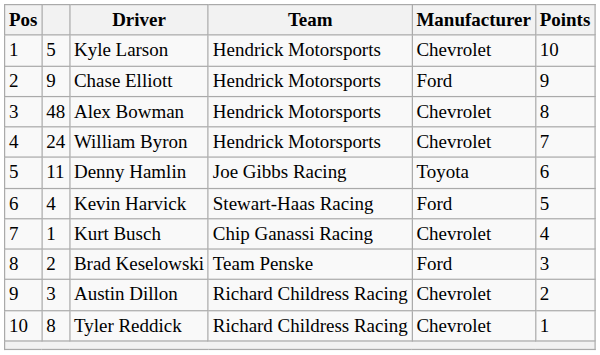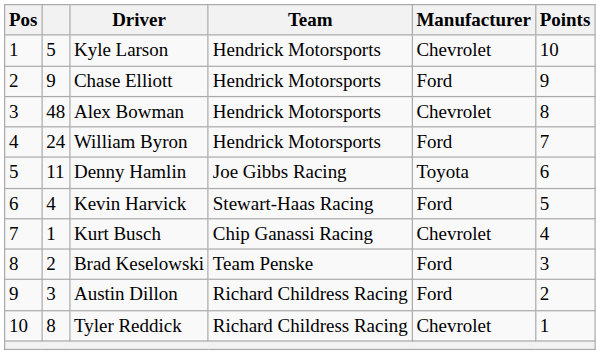(454, 141) Chevrolet -> (434, 141) Ford
(454, 294) Chevrolet -> (434, 294) Ford
